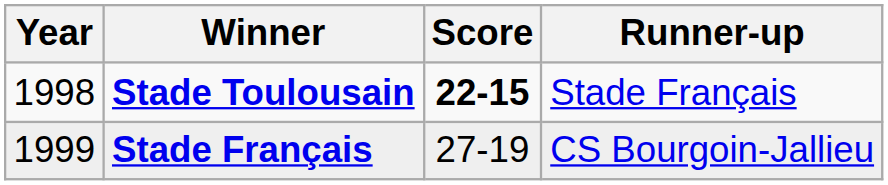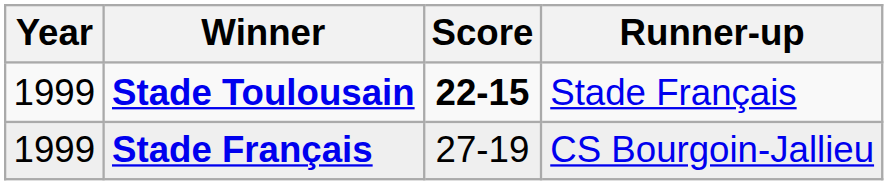(54, 91) 1998 -> (54, 91) 1999
